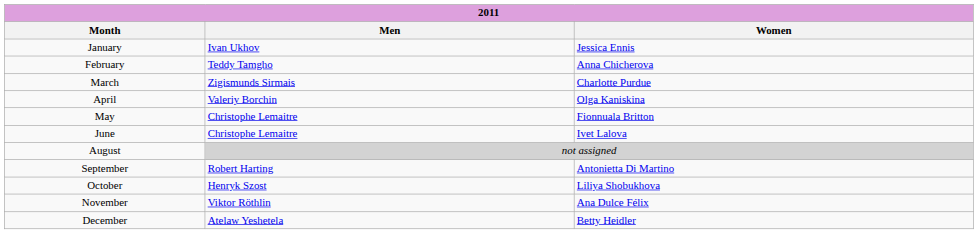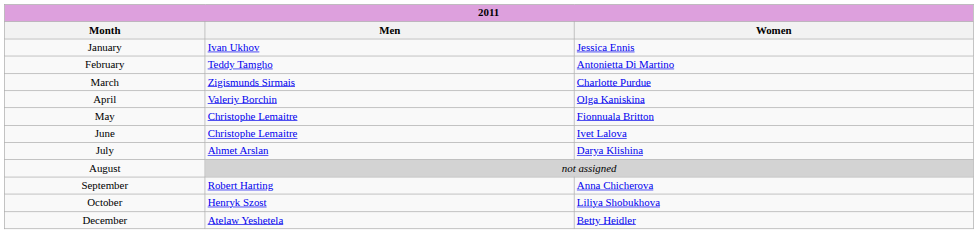(615, 64) Anna Chicherova -> (626, 64) Antonietta Di Martino
+ row: (105, 151)
(626, 168) Antonietta Di Martino -> (615, 185) Anna Chicherova
- row: (105, 202)
